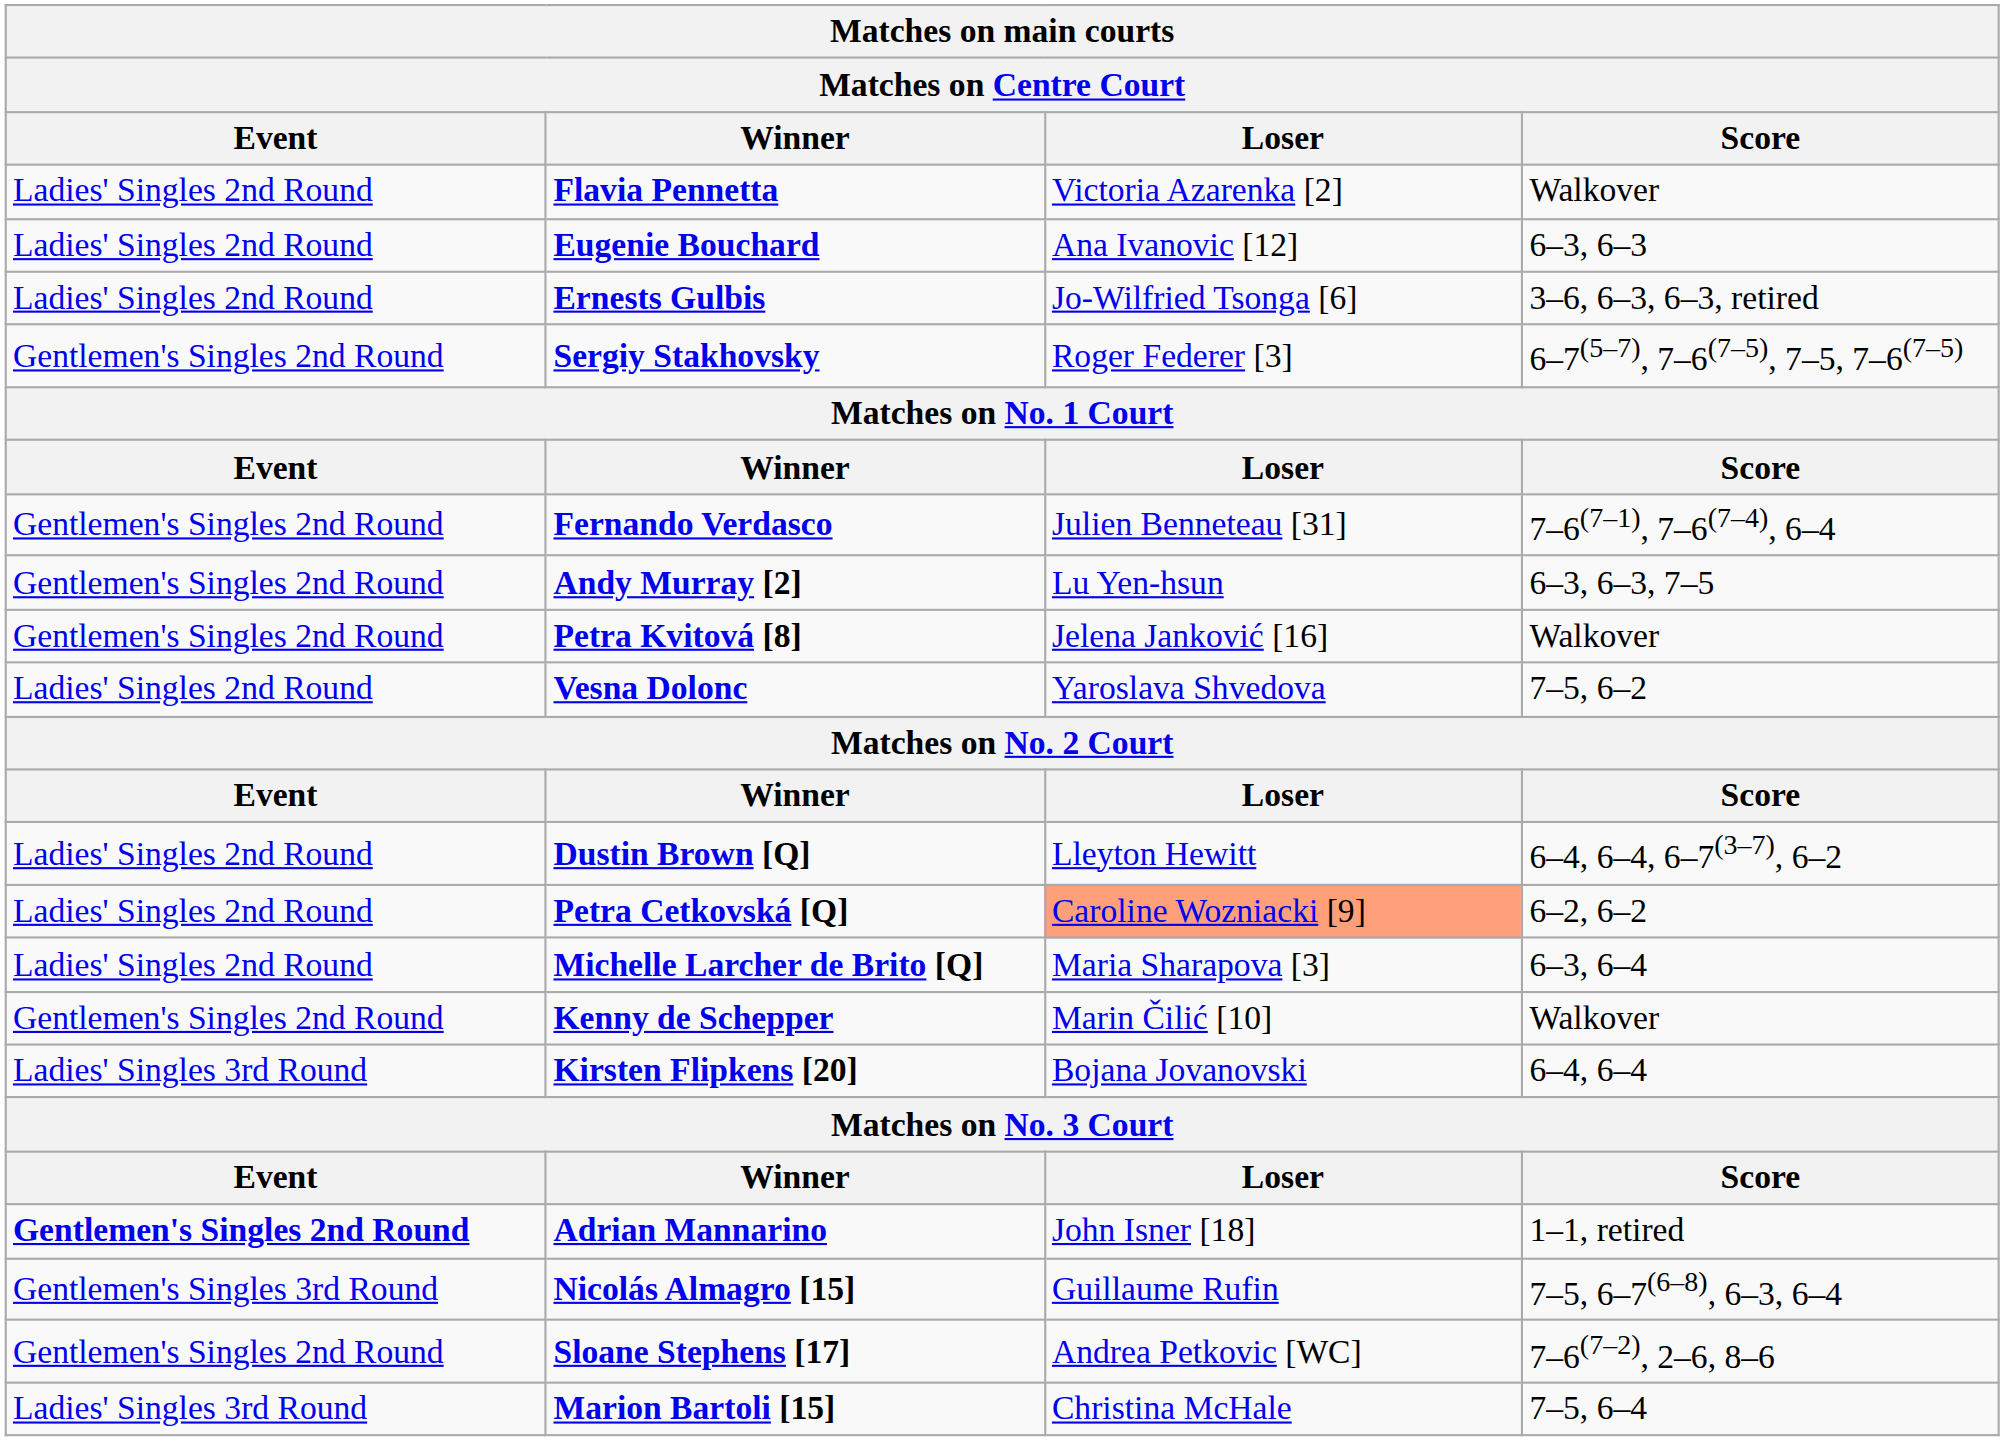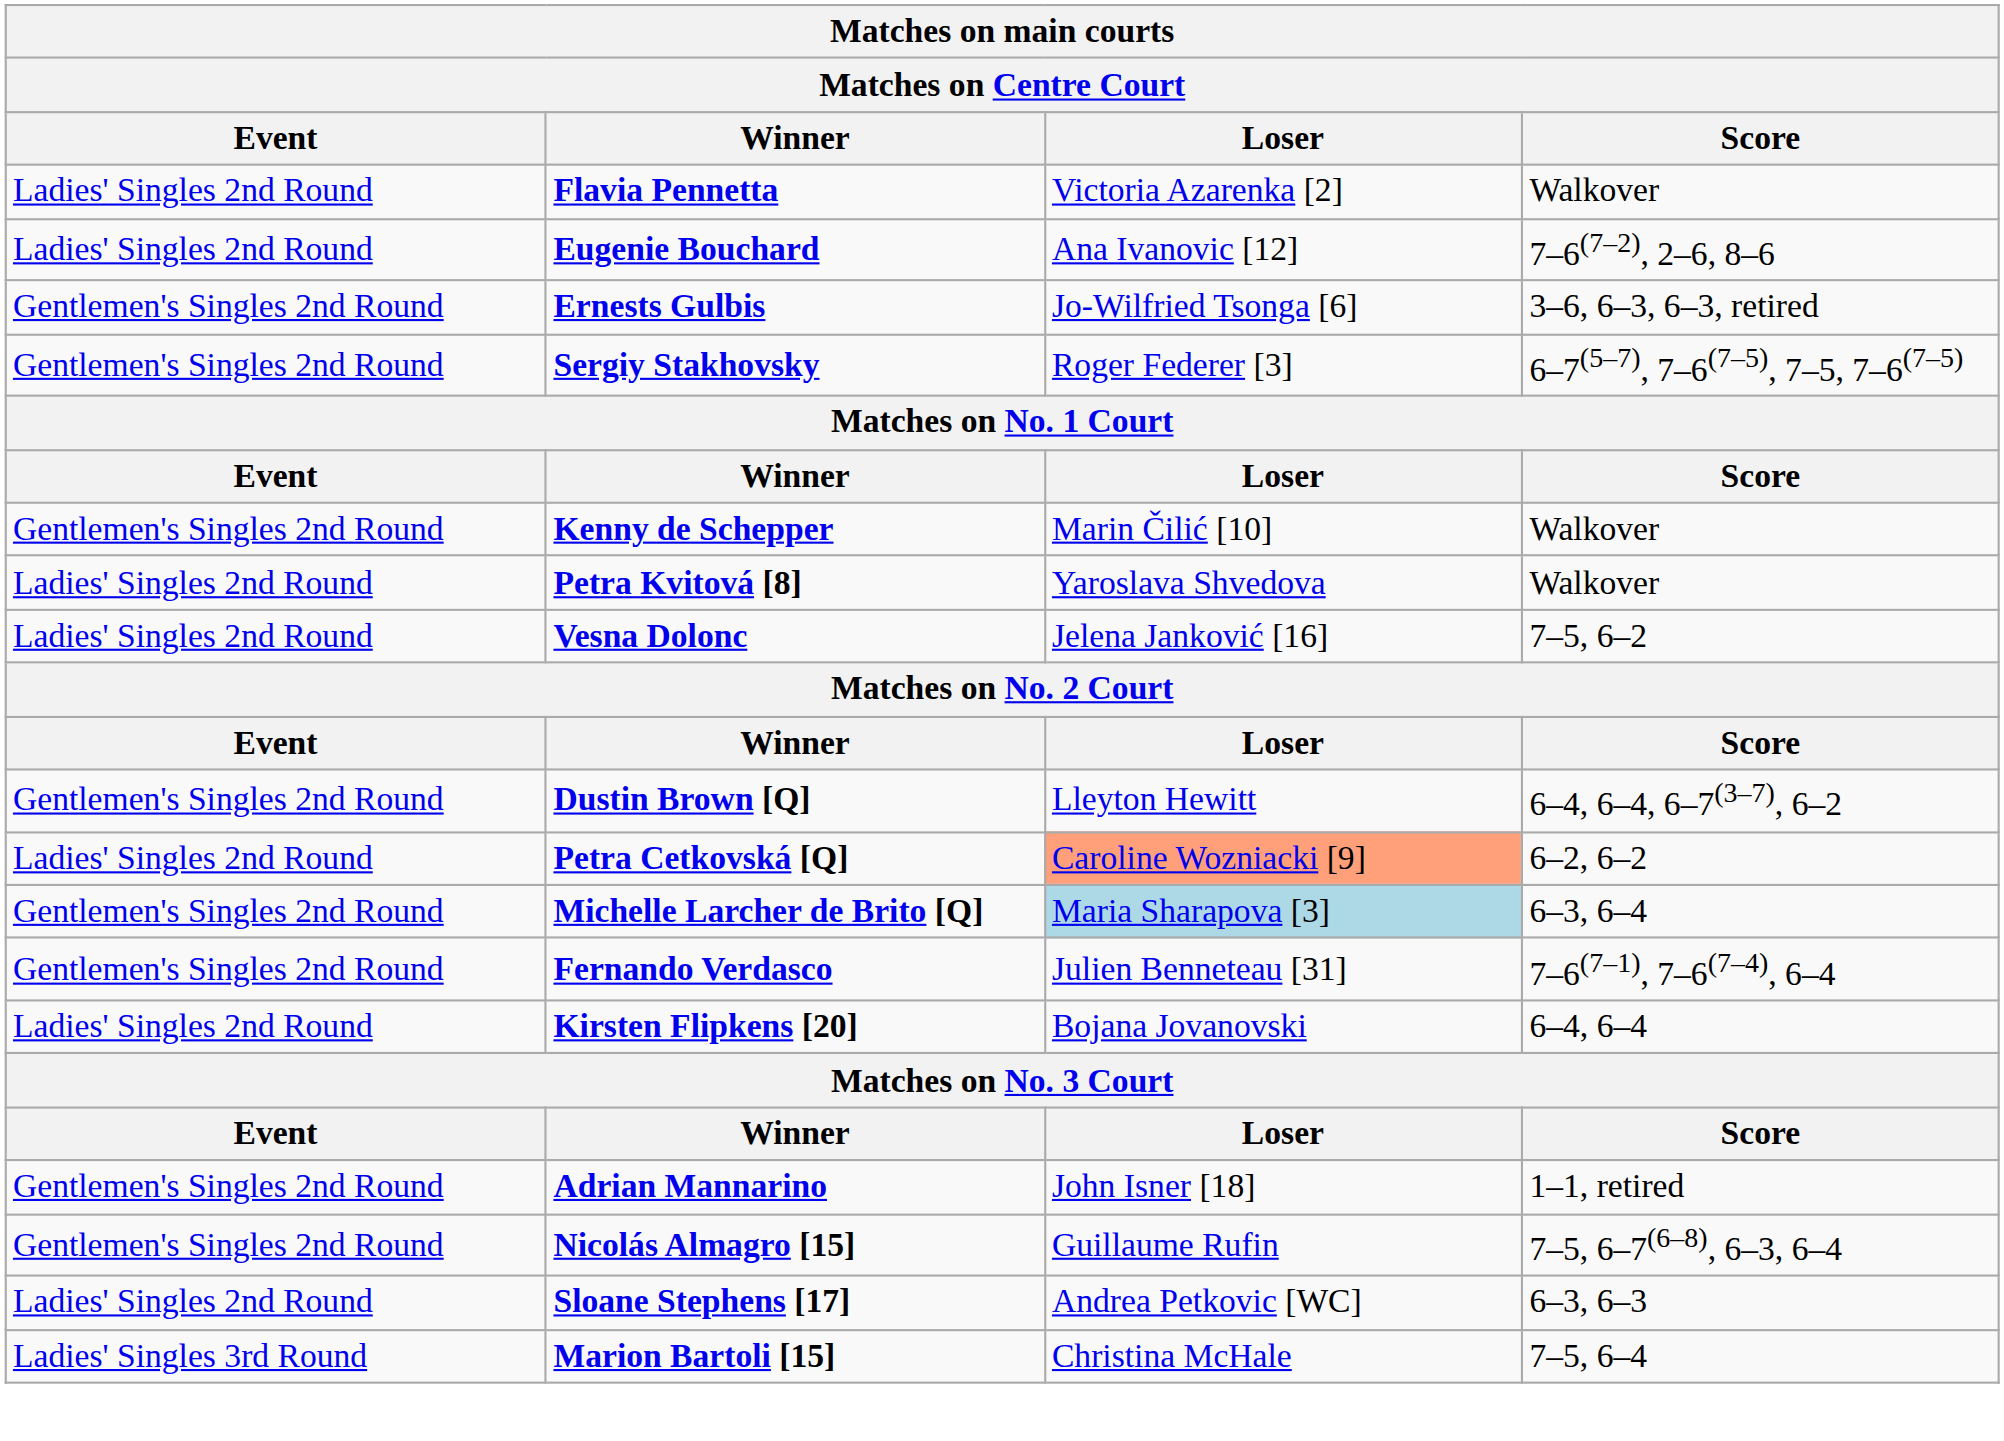(1588, 244) 6–3, 6–3 -> (1652, 248) 7–6(7–2), 2–6, 8–6
(193, 297) Ladies' Singles 2nd Round -> (228, 306) Gentlemen's Singles 2nd Round
rows swapped: (693, 524) <-> (693, 1017)
- row: (678, 582)
(228, 635) Gentlemen's Singles 2nd Round -> (193, 582) Ladies' Singles 2nd Round
(1190, 635) Jelena Janković [16] -> (1189, 582) Yaroslava Shvedova
(1189, 688) Yaroslava Shvedova -> (1190, 635) Jelena Janković [16]
(193, 853) Ladies' Singles 2nd Round -> (228, 799) Gentlemen's Singles 2nd Round
(193, 964) Ladies' Singles 2nd Round -> (228, 911) Gentlemen's Singles 2nd Round
(1191, 964) no background -> (1191, 911) lightblue background
(190, 1070) Ladies' Singles 3rd Round -> (193, 1026) Ladies' Singles 2nd Round
(241, 1230) bold -> (228, 1186) normal
(226, 1288) Gentlemen's Singles 3rd Round -> (228, 1244) Gentlemen's Singles 2nd Round
(228, 1350) Gentlemen's Singles 2nd Round -> (193, 1302) Ladies' Singles 2nd Round
(1652, 1350) 7–6(7–2), 2–6, 8–6 -> (1588, 1302) 6–3, 6–3
